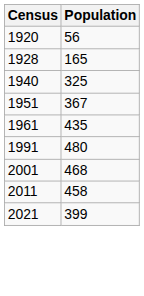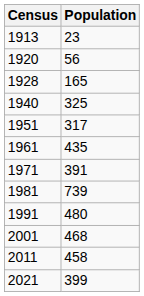+ row: (23, 37)
(76, 103) 367 -> (76, 125) 317
+ row: (23, 170)
+ row: (23, 192)
